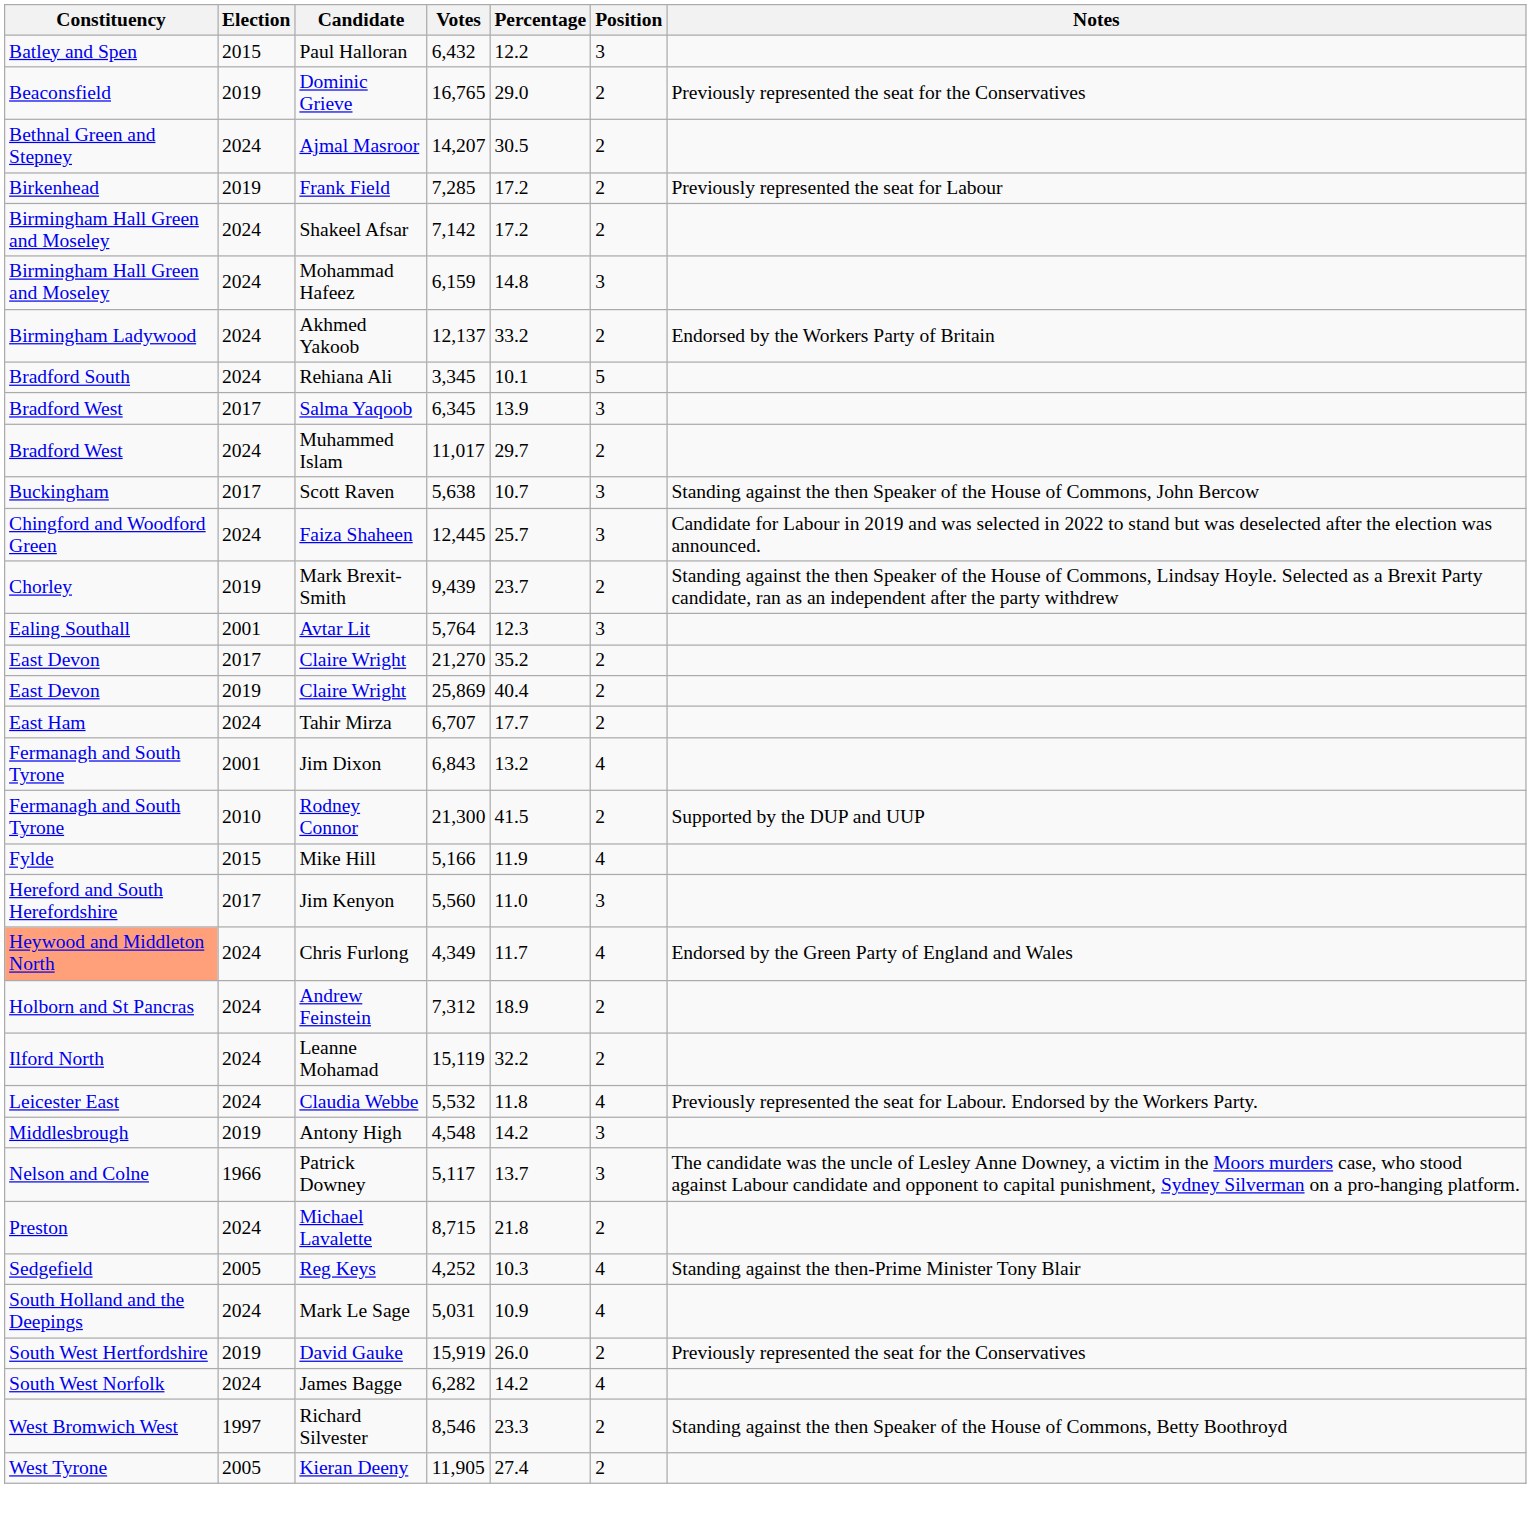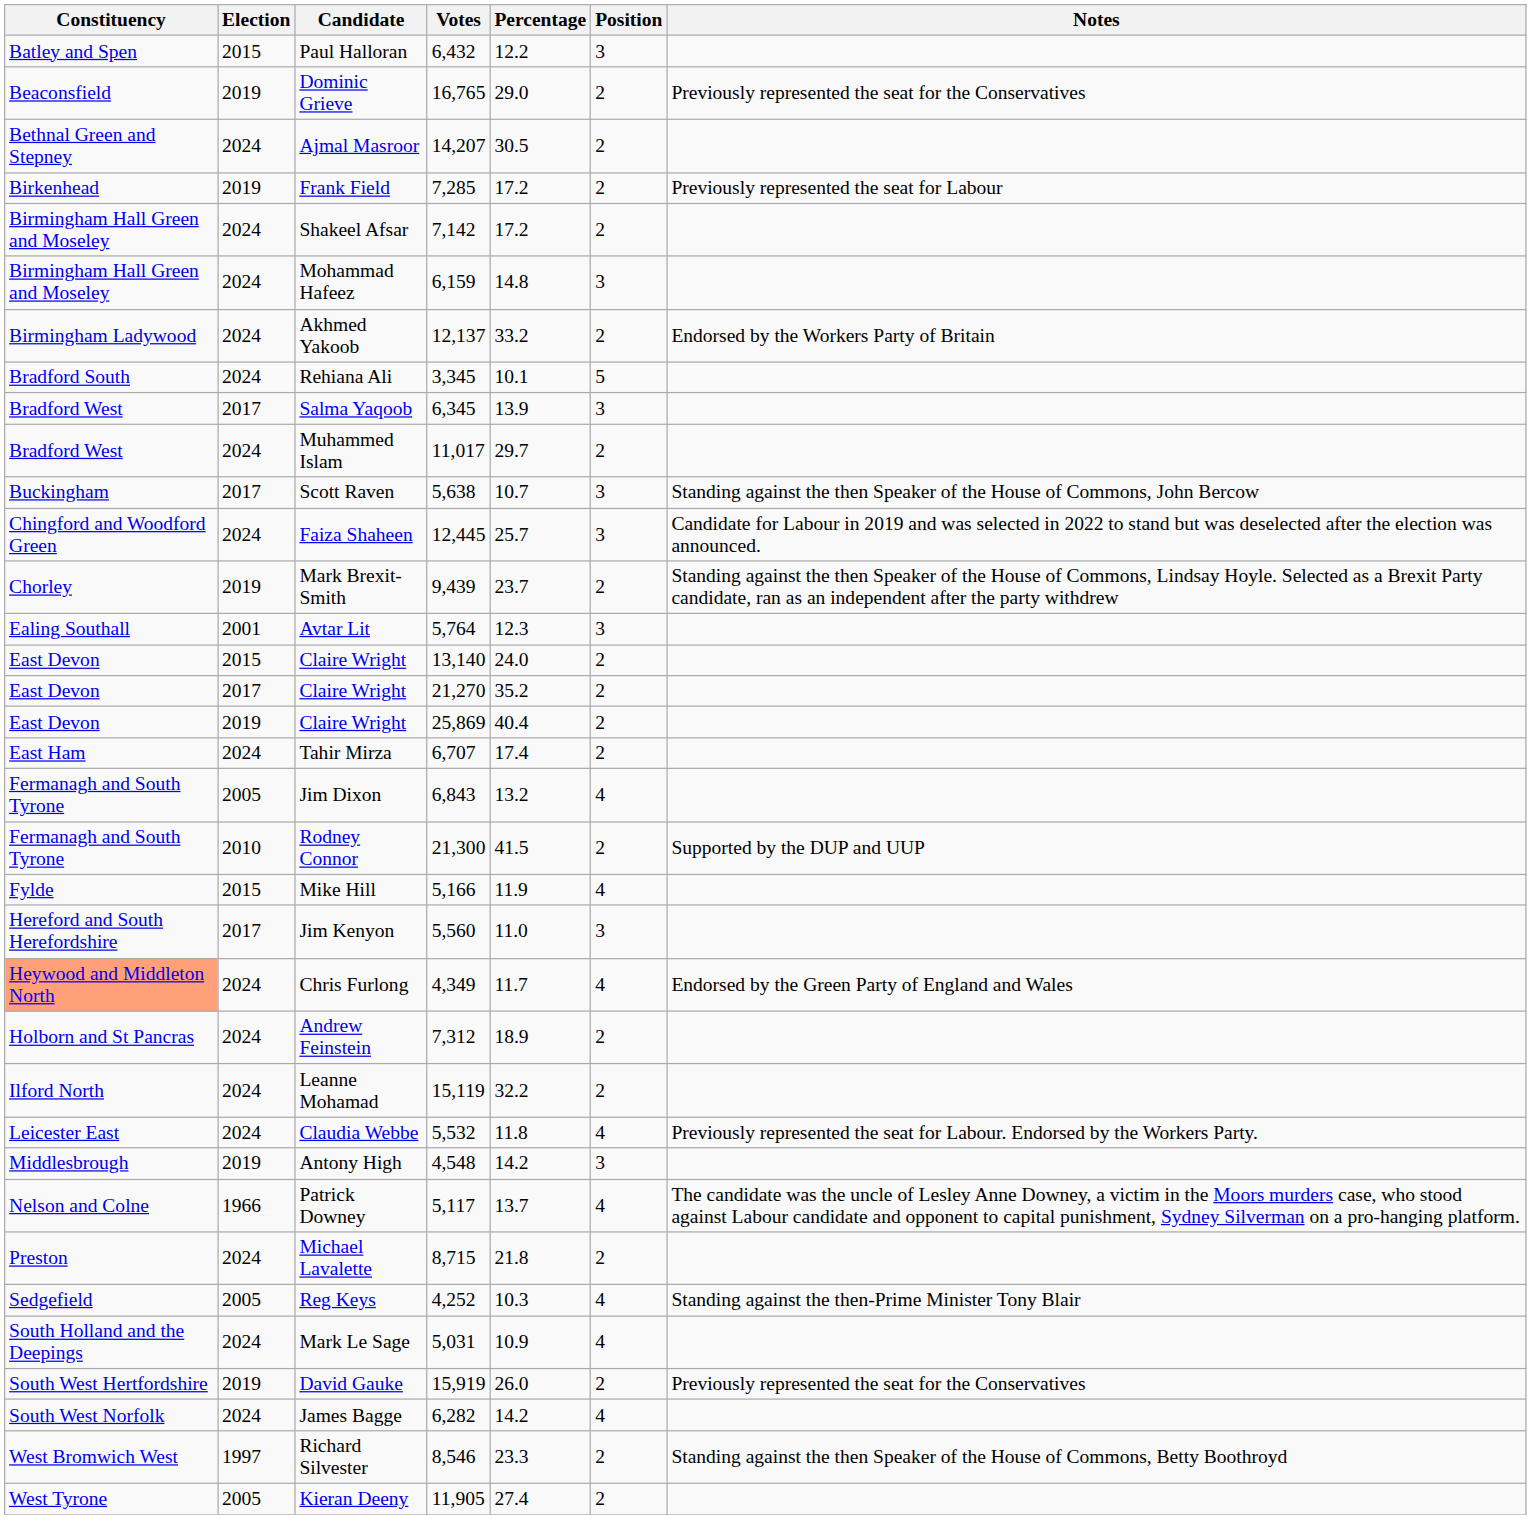+ row: (353, 660)
(511, 721) 17.7 -> (511, 752) 17.4
(242, 763) 2001 -> (242, 794) 2005
(600, 1174) 3 -> (600, 1205) 4
